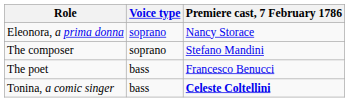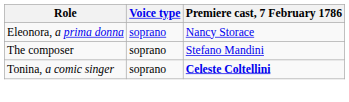- row: (28, 69)
(139, 87) bass -> (148, 69) soprano
